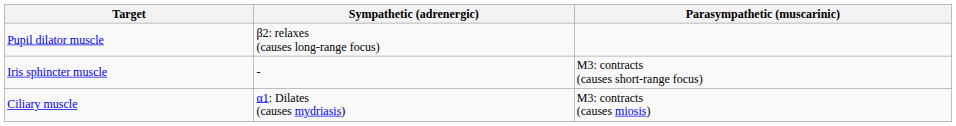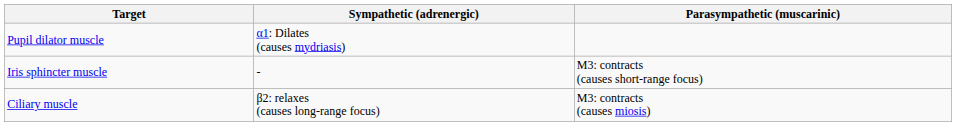(318, 39) β2: relaxes (causes long-range focus) -> (301, 39) α1: Dilates (causes mydriasis)
(301, 104) α1: Dilates (causes mydriasis) -> (318, 104) β2: relaxes (causes long-range focus)
